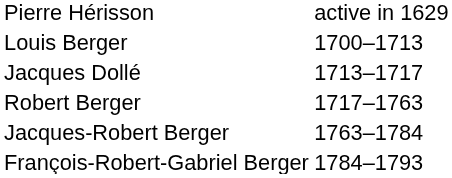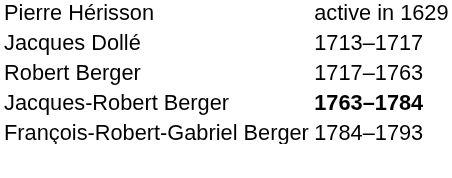- row: (66, 43)
(369, 132) normal -> (369, 102) bold
